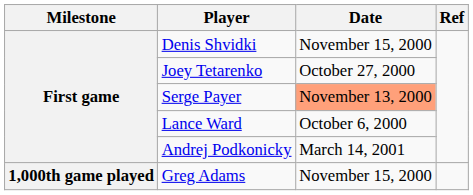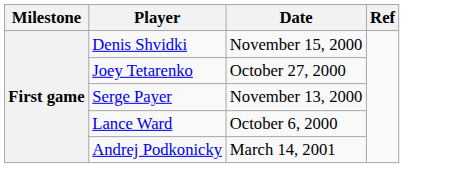(365, 96) lightsalmon background -> (296, 96) no background
- row: (203, 176)
